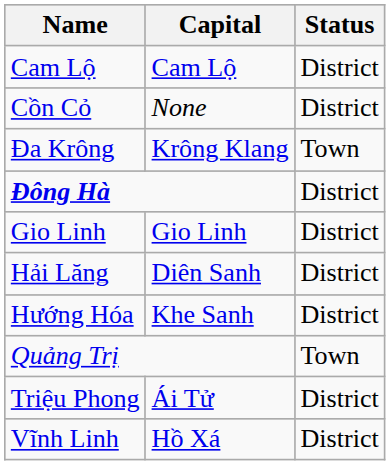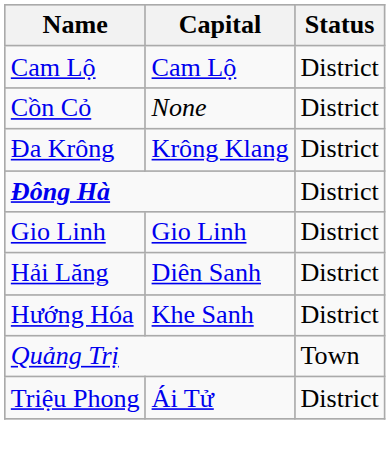(330, 149) Town -> (340, 149) District
- row: (65, 438)
